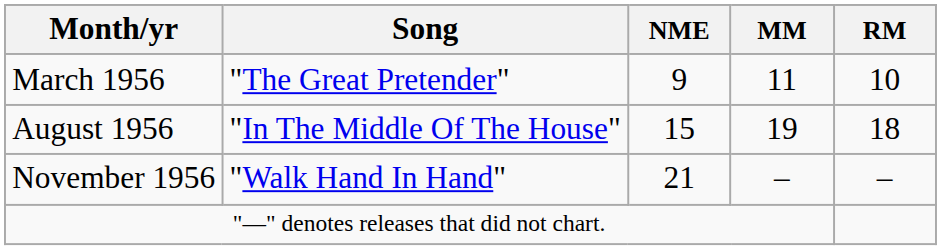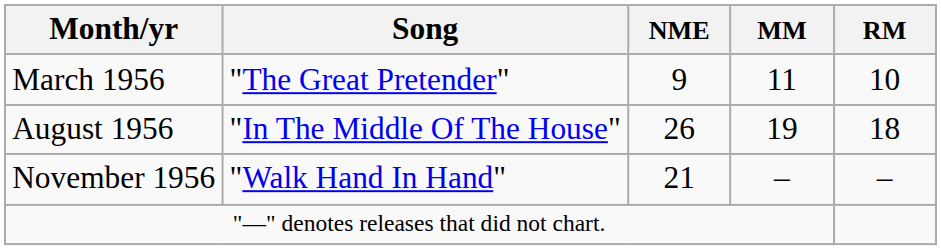(679, 128) 15 -> (679, 128) 26
